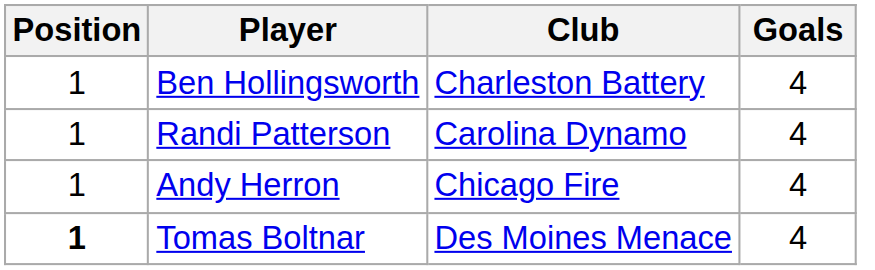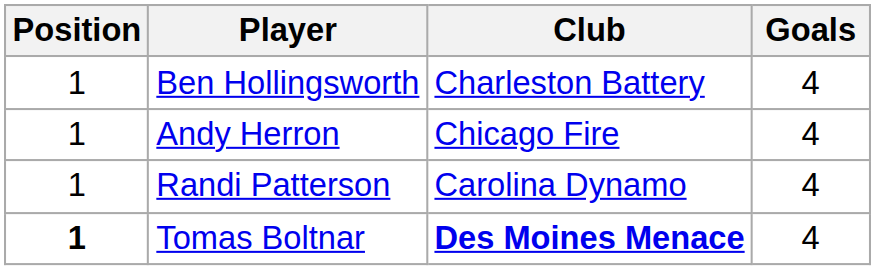rows swapped: (248, 185) <-> (273, 133)
(583, 237) normal -> (590, 237) bold
